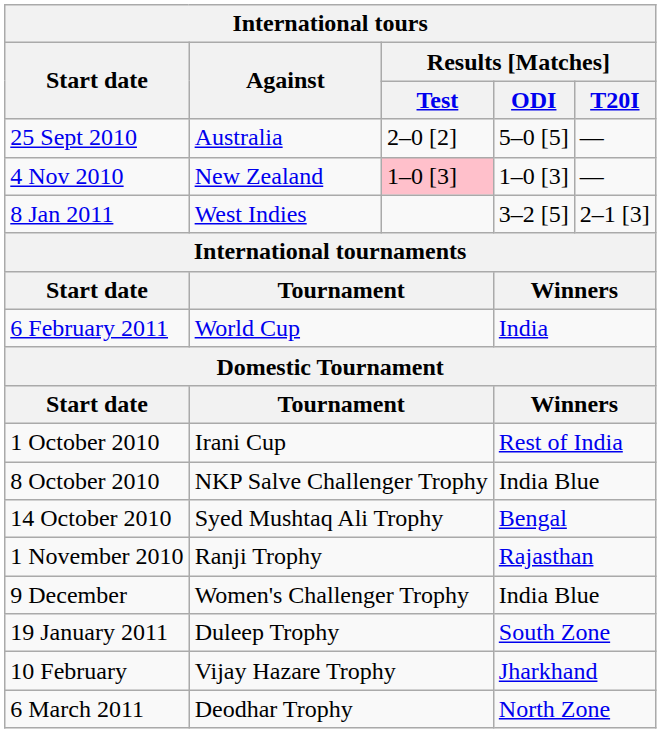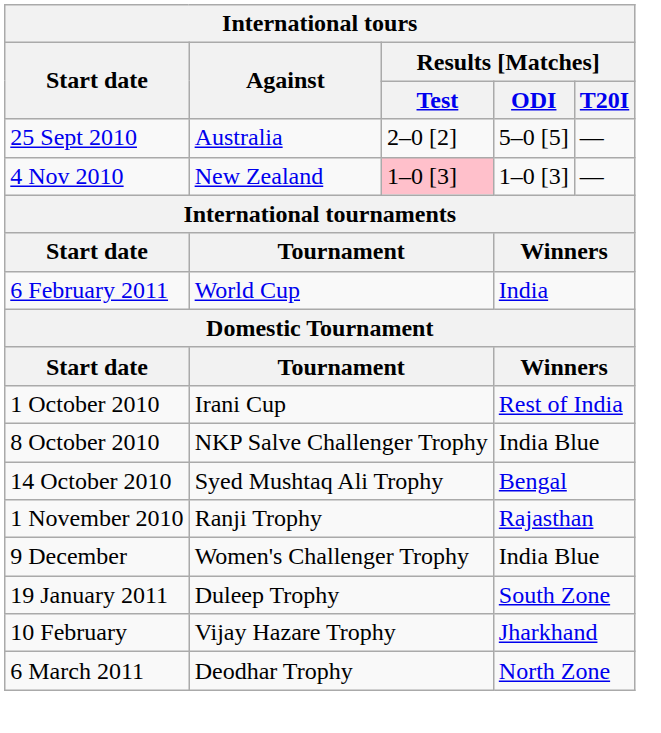- row: (62, 213)
